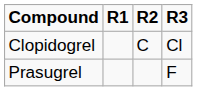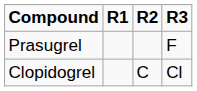rows swapped: (52, 45) <-> (45, 72)
